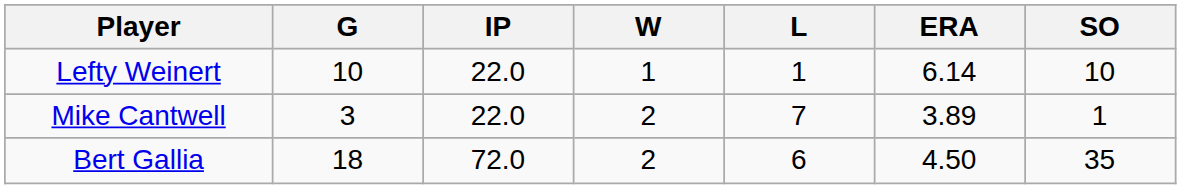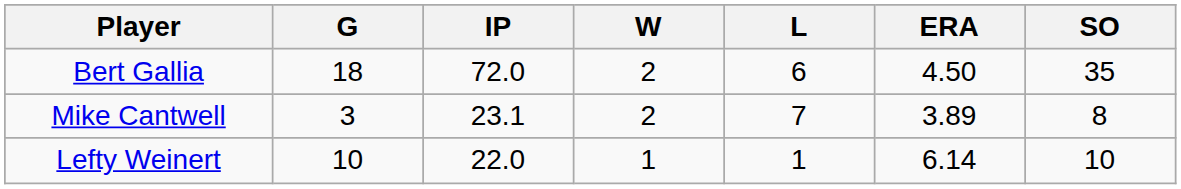rows swapped: (139, 159) <-> (139, 71)
(498, 115) 22.0 -> (498, 115) 23.1
(1100, 115) 1 -> (1100, 115) 8
